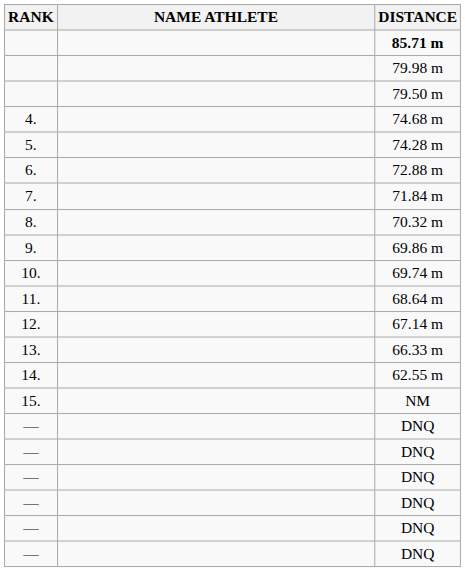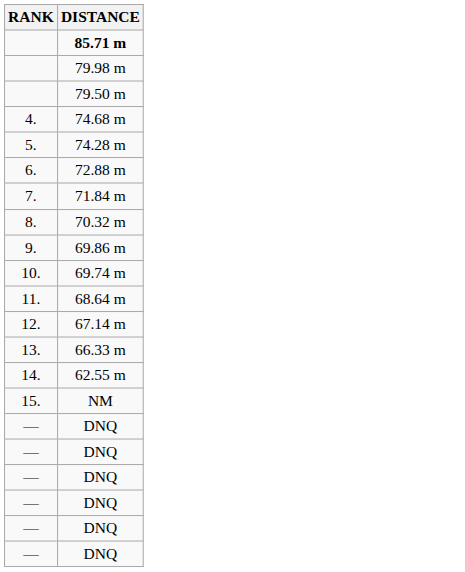- column: (216, 17)
